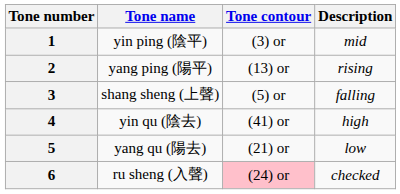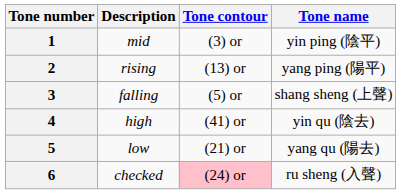columns swapped: (160, 16) <-> (355, 16)
